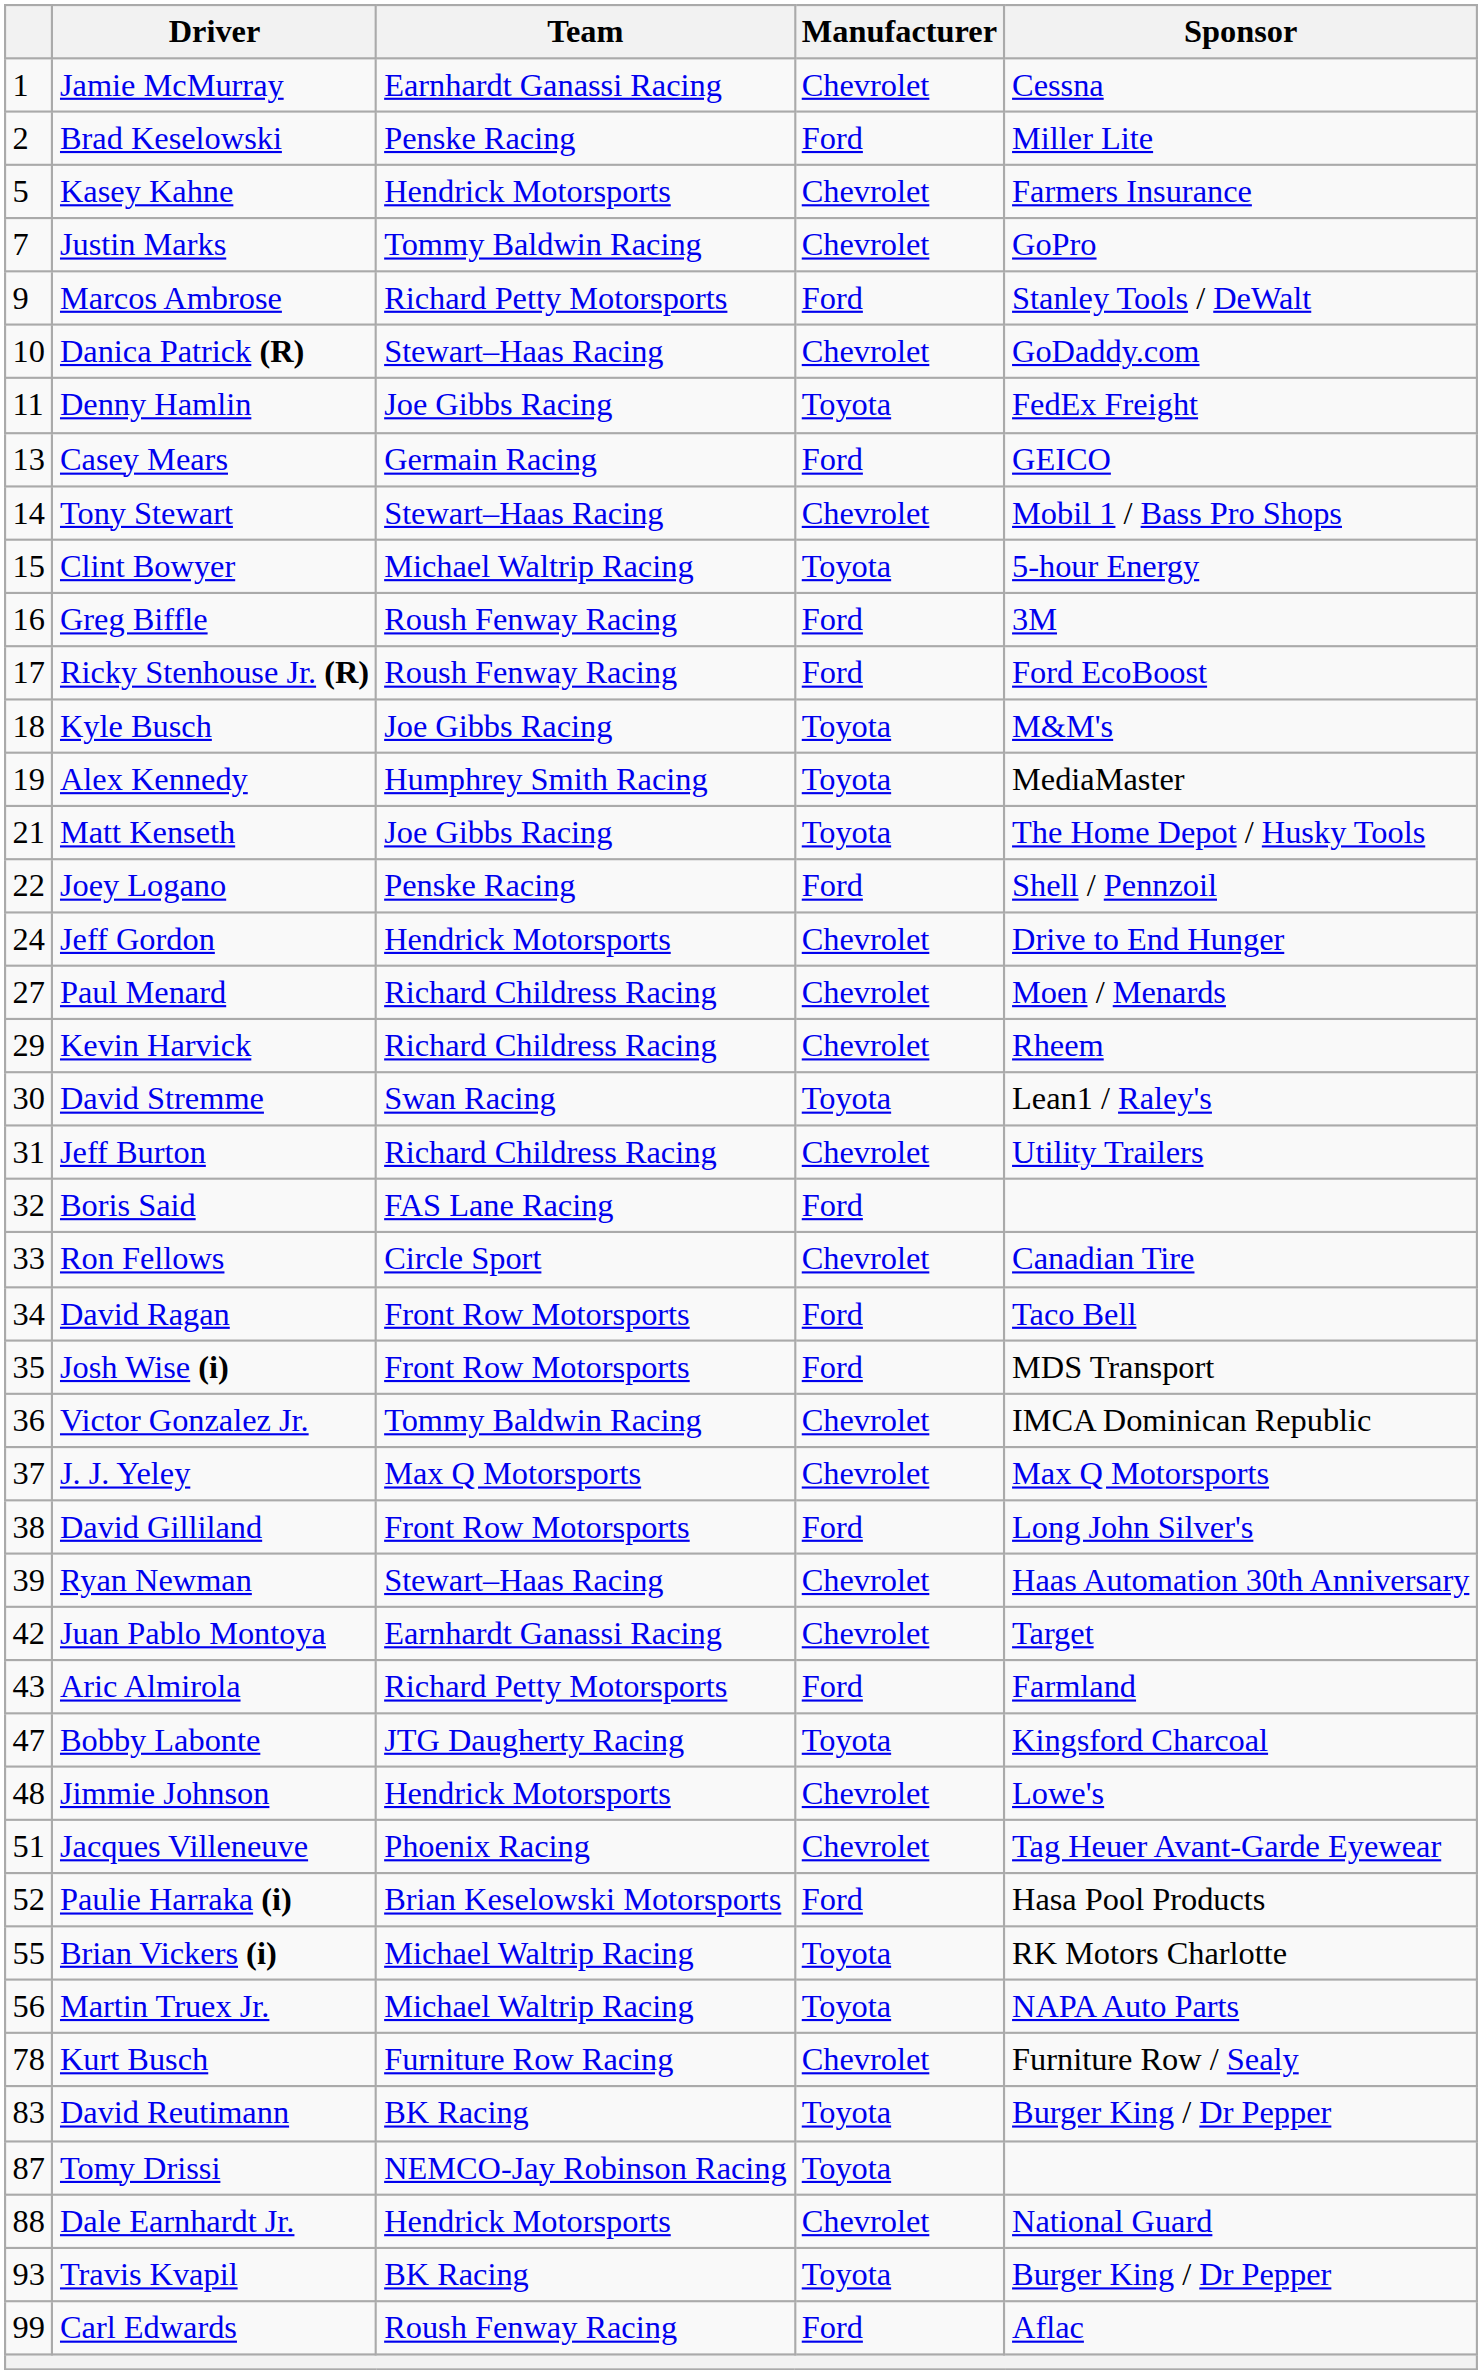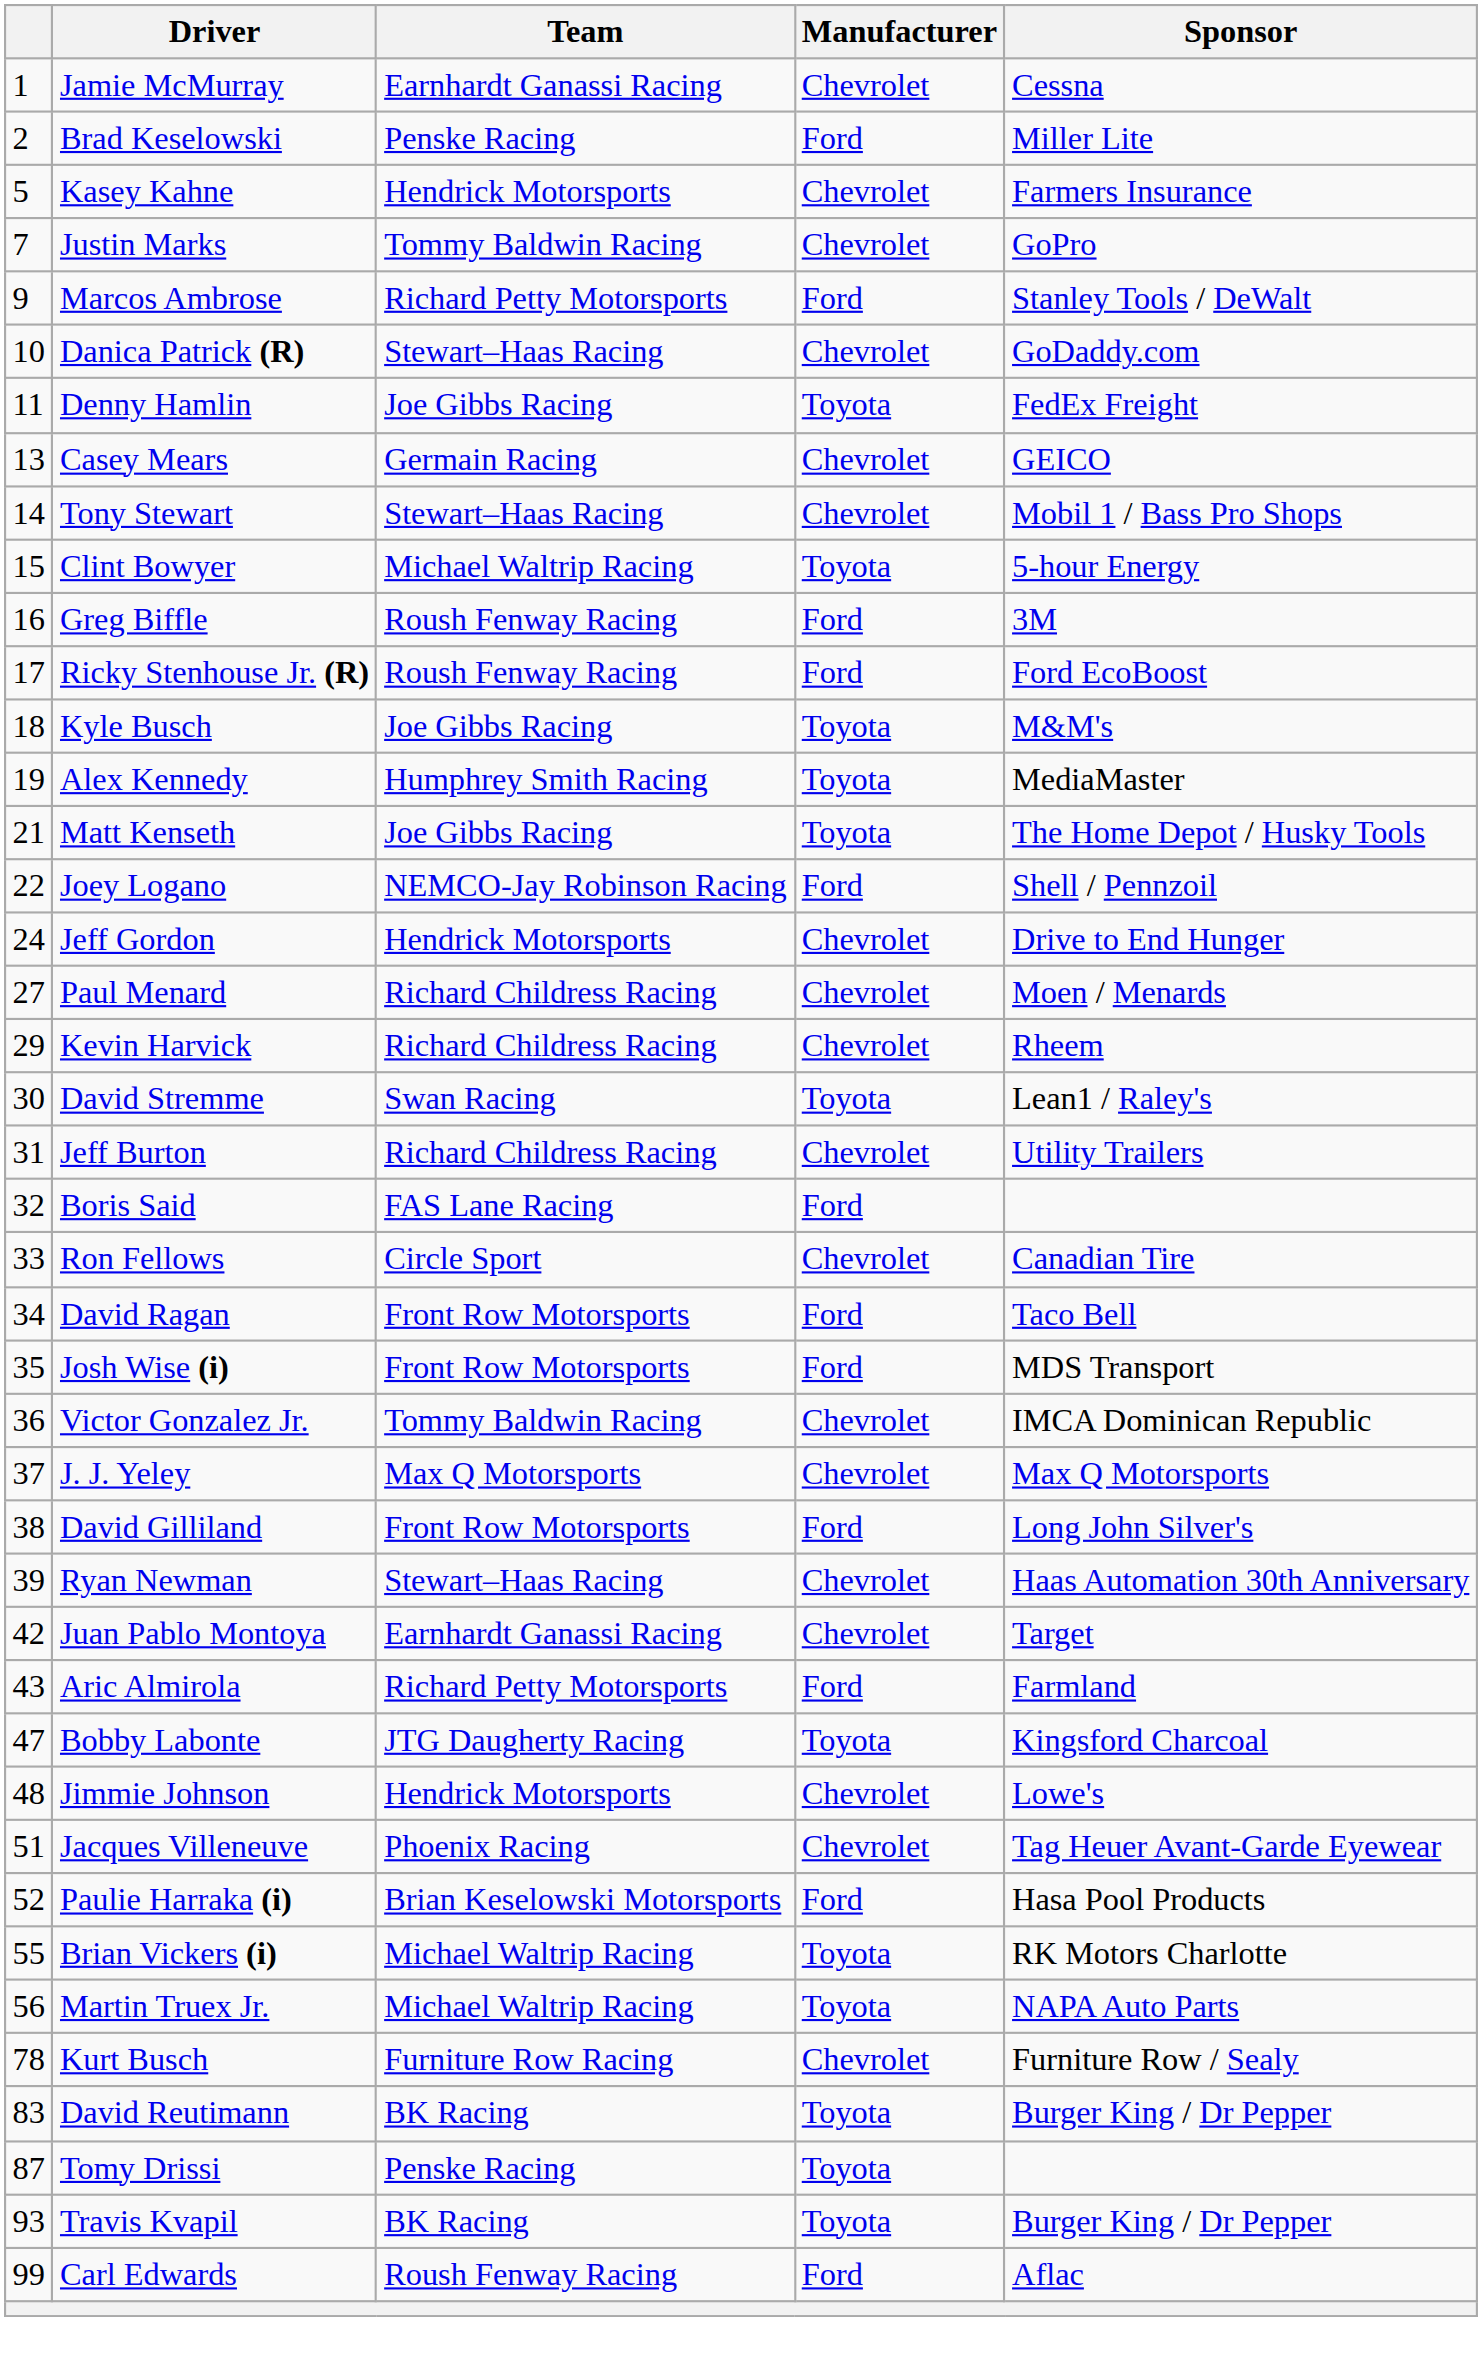(832, 458) Ford -> (866, 458) Chevrolet
(480, 885) Penske Racing -> (585, 885) NEMCO-Jay Robinson Racing
(585, 2166) NEMCO-Jay Robinson Racing -> (480, 2166) Penske Racing
- row: (177, 2220)
